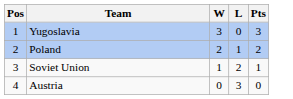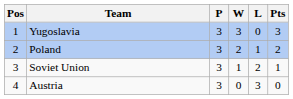+ column: (219, 13)
